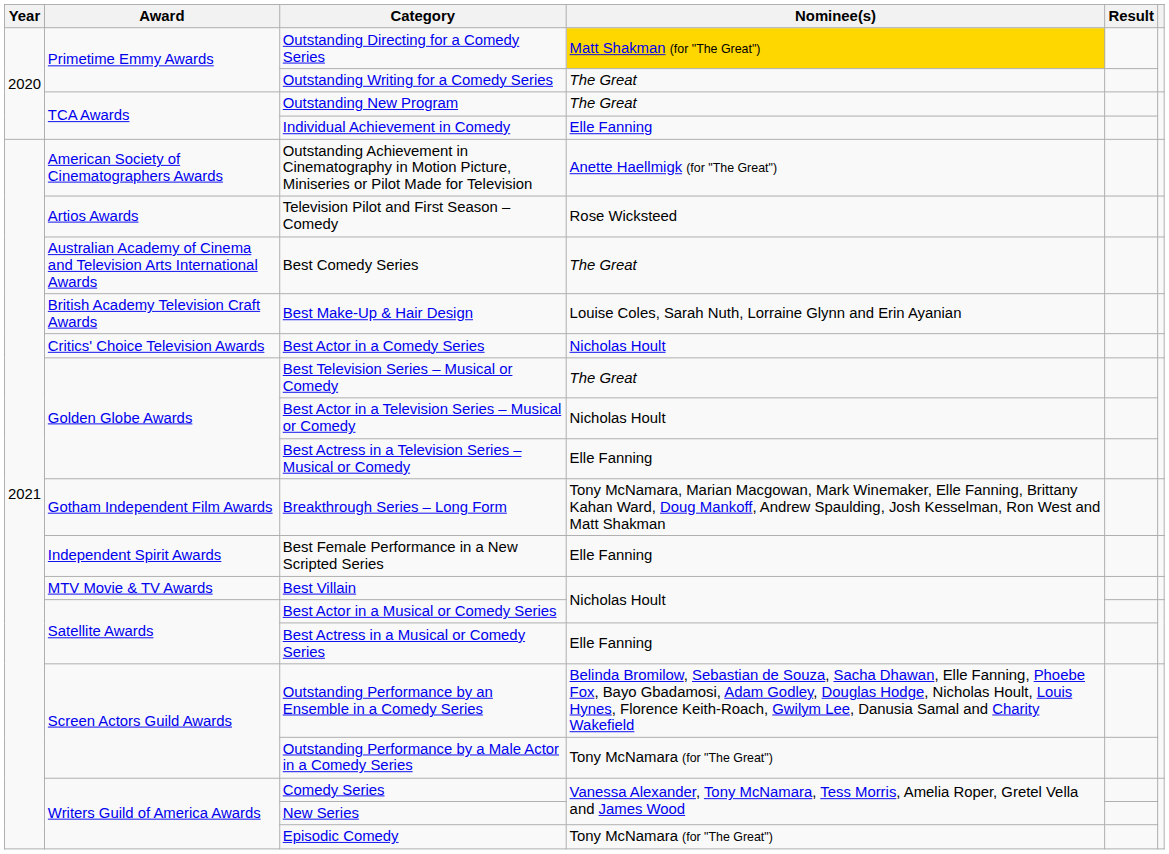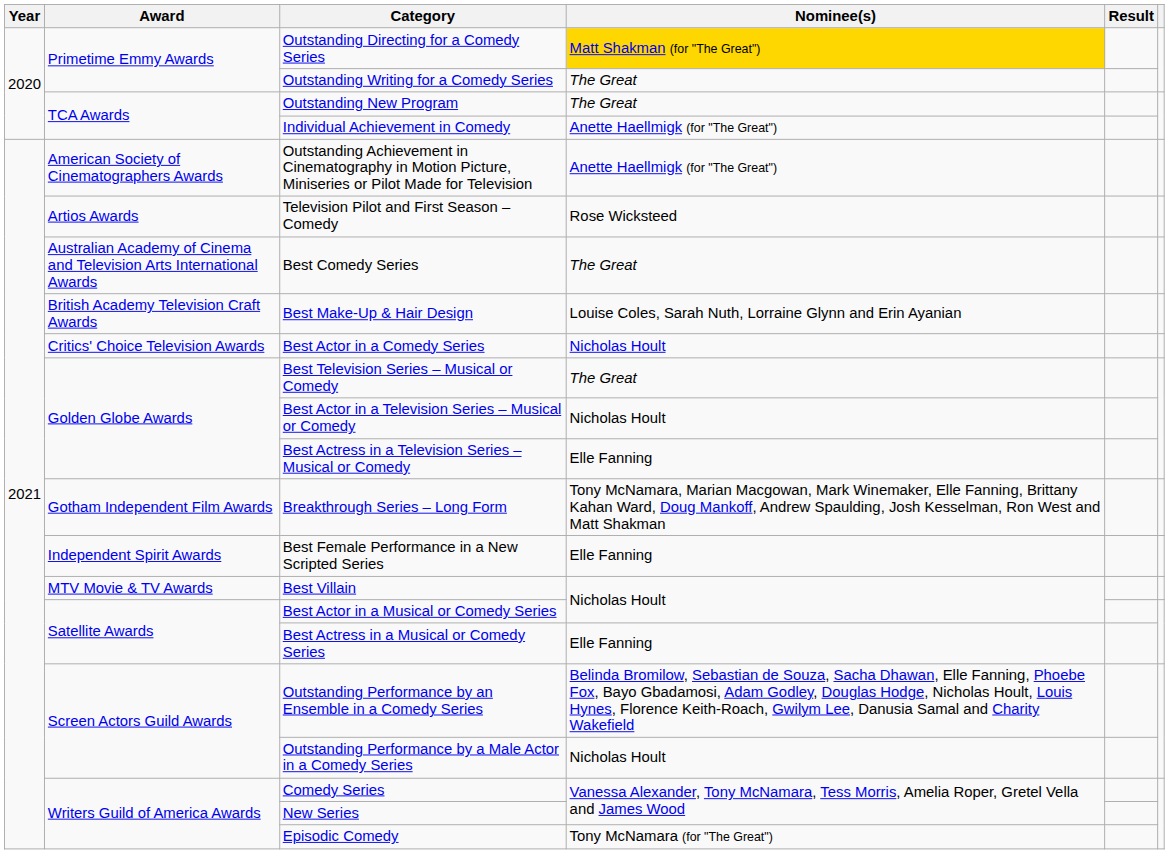(611, 127) Elle Fanning -> (673, 127) Anette Haellmigk (for "The Great")
(671, 757) Tony McNamara (for "The Great") -> (618, 757) Nicholas Hoult
